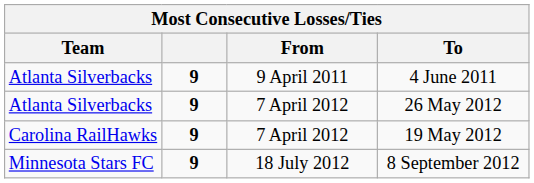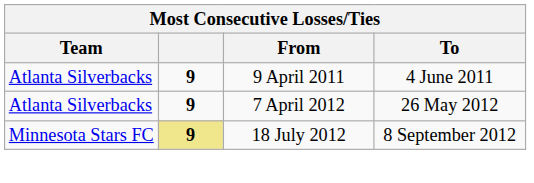- row: (453, 134)
(194, 163) no background -> (191, 134) khaki background
